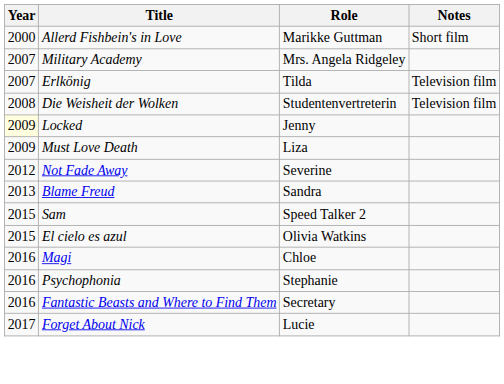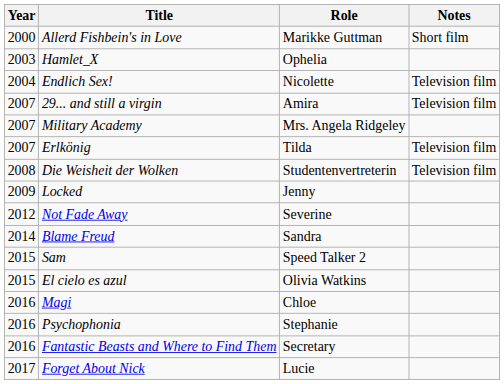+ row: (70, 59)
+ row: (77, 81)
+ row: (102, 103)
(22, 125) lightyellow background -> (22, 192) no background
- row: (90, 147)
(22, 192) 2013 -> (22, 236) 2014
